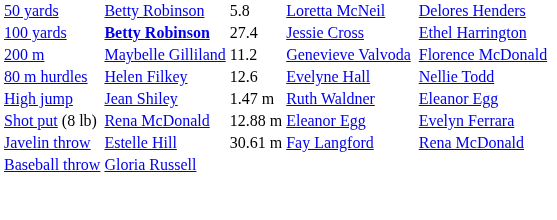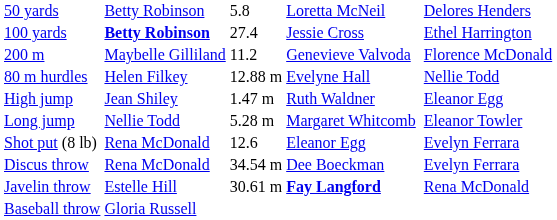(244, 76) 12.6 -> (256, 76) 12.88 m
+ row: (39, 120)
(256, 120) 12.88 m -> (244, 142) 12.6
+ row: (46, 164)
(330, 142) normal -> (334, 186) bold
